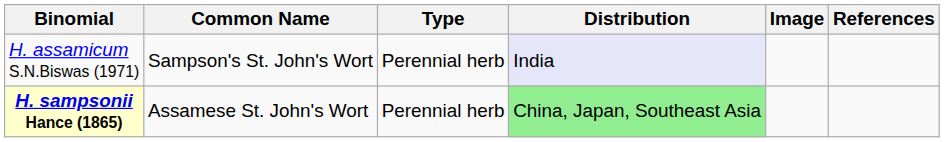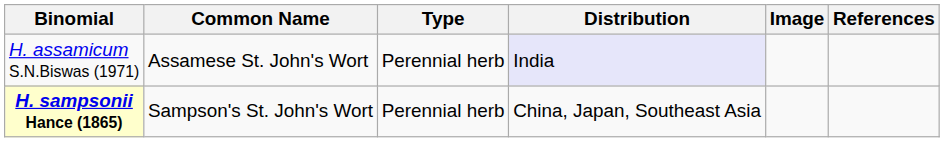(260, 60) Sampson's St. John's Wort -> (258, 60) Assamese St. John's Wort
(258, 111) Assamese St. John's Wort -> (260, 111) Sampson's St. John's Wort
(637, 111) lightgreen background -> (637, 111) no background
